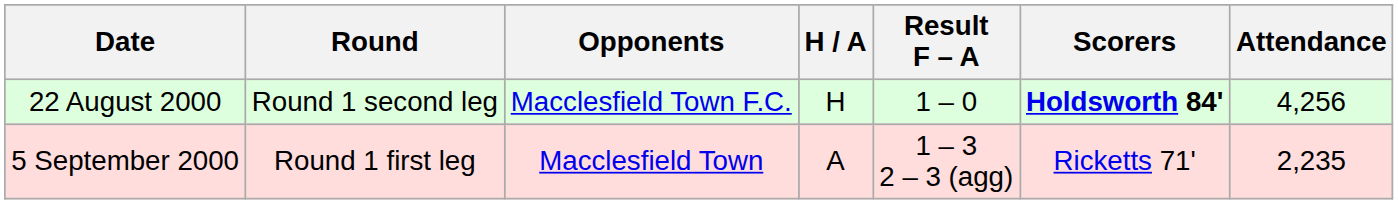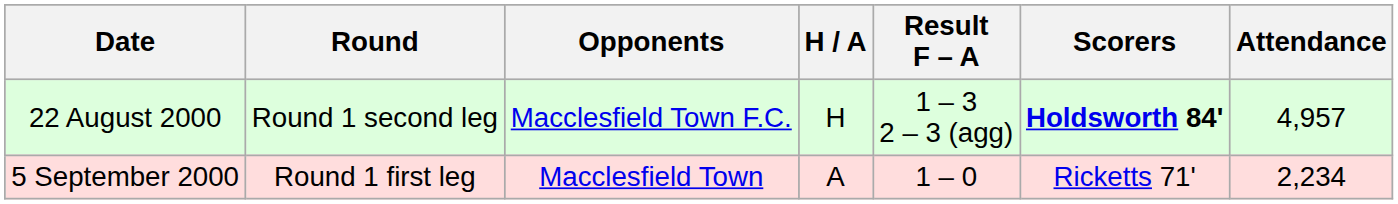(946, 101) 1 – 0 -> (946, 117) 1 – 3 2 – 3 (agg)
(1311, 101) 4,256 -> (1311, 117) 4,957
(946, 160) 1 – 3 2 – 3 (agg) -> (946, 176) 1 – 0
(1311, 160) 2,235 -> (1311, 176) 2,234
